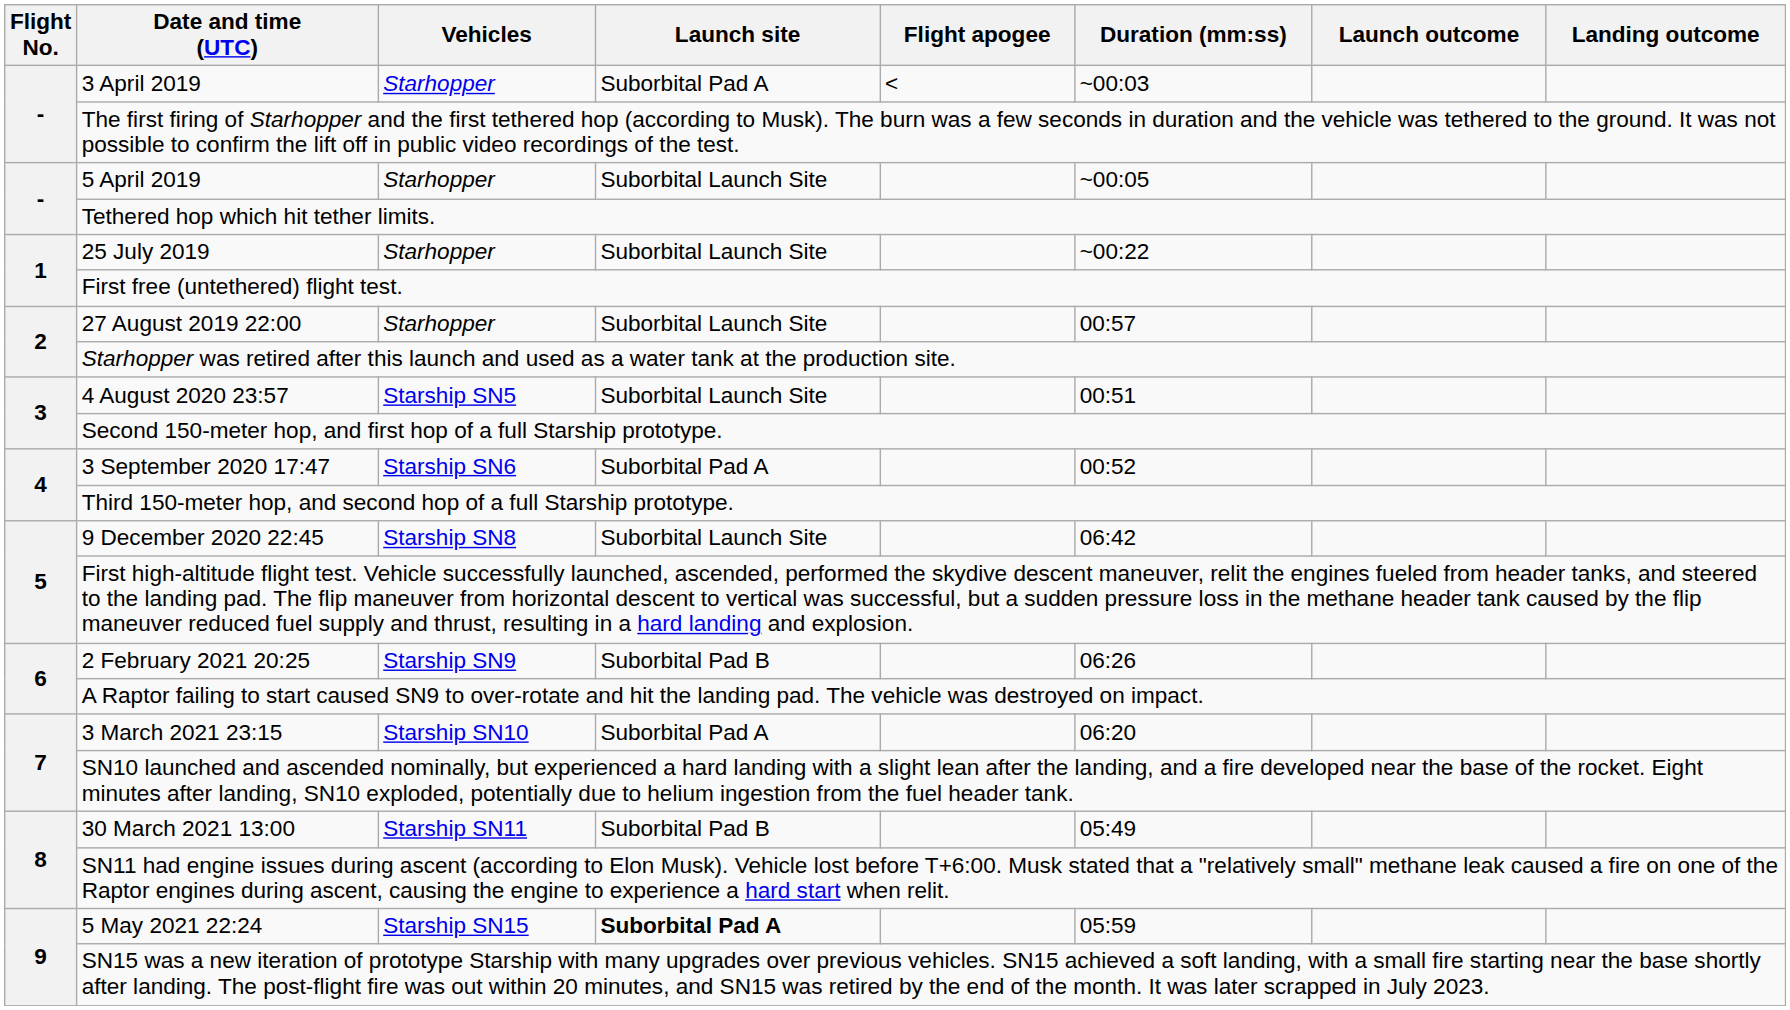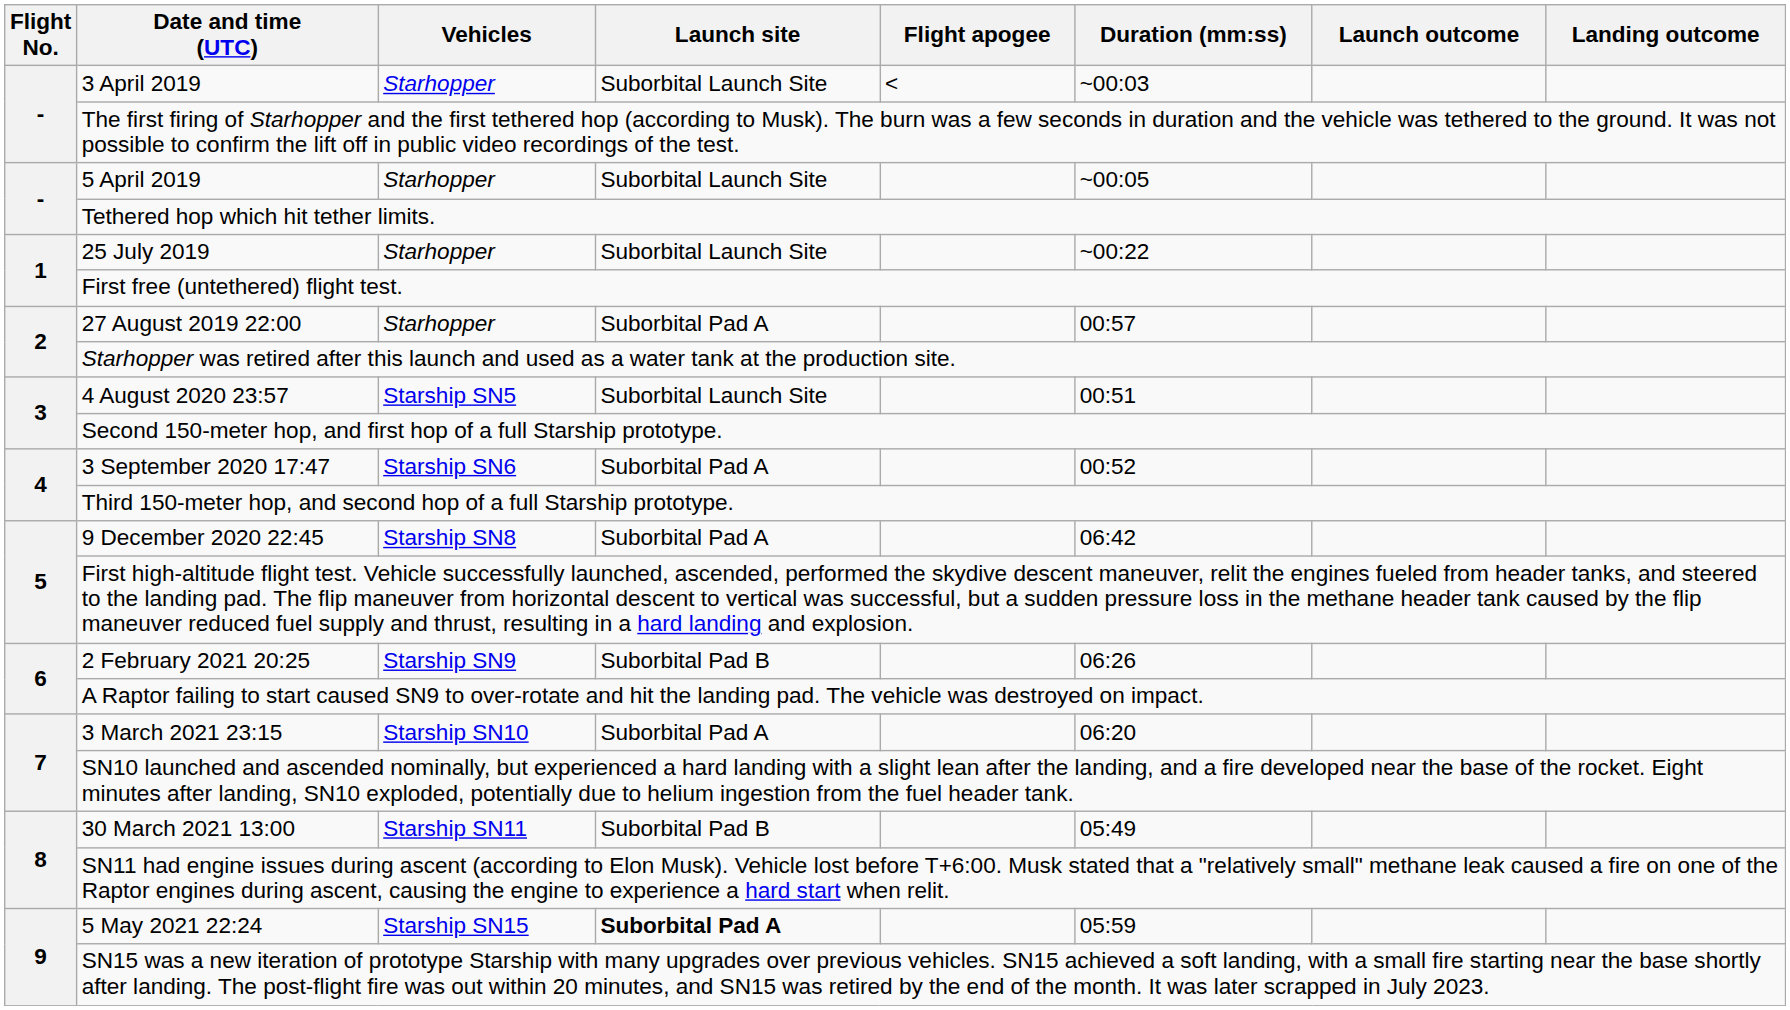(684, 83) Suborbital Pad A -> (714, 83) Suborbital Launch Site
(714, 323) Suborbital Launch Site -> (684, 323) Suborbital Pad A
(714, 538) Suborbital Launch Site -> (684, 538) Suborbital Pad A
